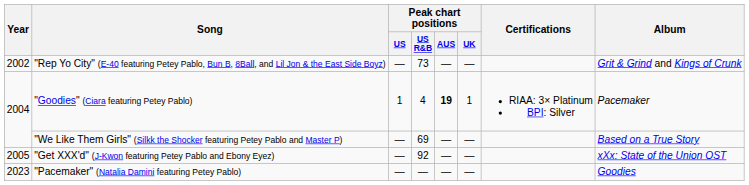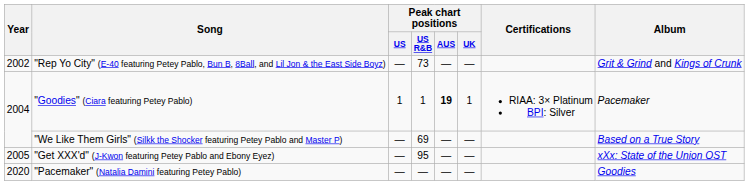(423, 101) 4 -> (423, 101) 1
(423, 155) 92 -> (423, 155) 95
(18, 172) 2023 -> (18, 172) 2020
